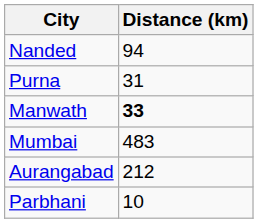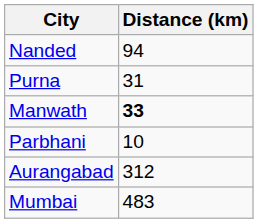rows swapped: (47, 202) <-> (43, 141)
(139, 171) 212 -> (139, 171) 312
